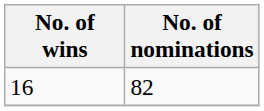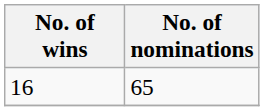(142, 86) 82 -> (142, 86) 65
